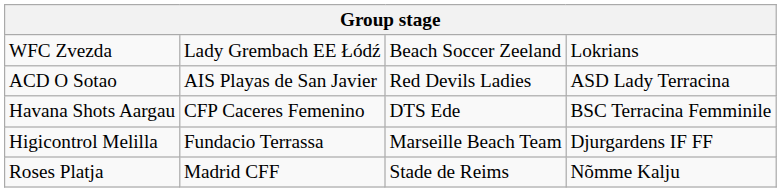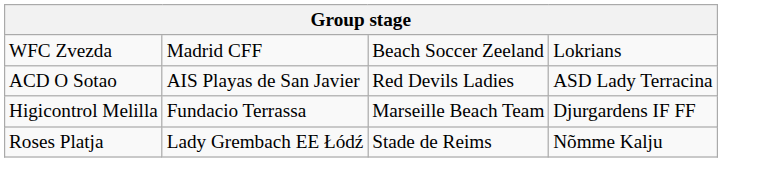(282, 50) Lady Grembach EE Łódź -> (214, 50) Madrid CFF
- row: (92, 111)
(232, 171) Madrid CFF -> (265, 141) Lady Grembach EE Łódź
